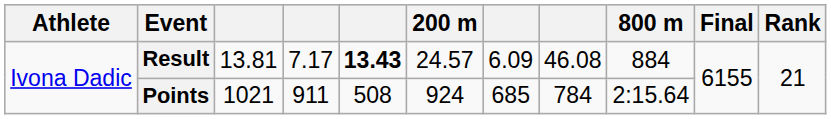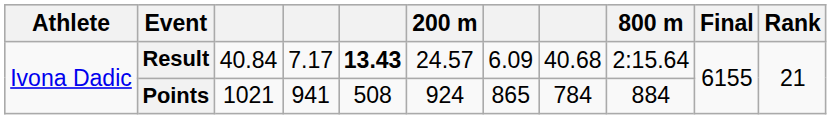(249, 60) 13.81 -> (249, 60) 40.84
(573, 60) 46.08 -> (573, 60) 40.68
(651, 60) 884 -> (651, 60) 2:15.64
(311, 96) 911 -> (311, 96) 941
(511, 96) 685 -> (511, 96) 865
(651, 96) 2:15.64 -> (651, 96) 884
